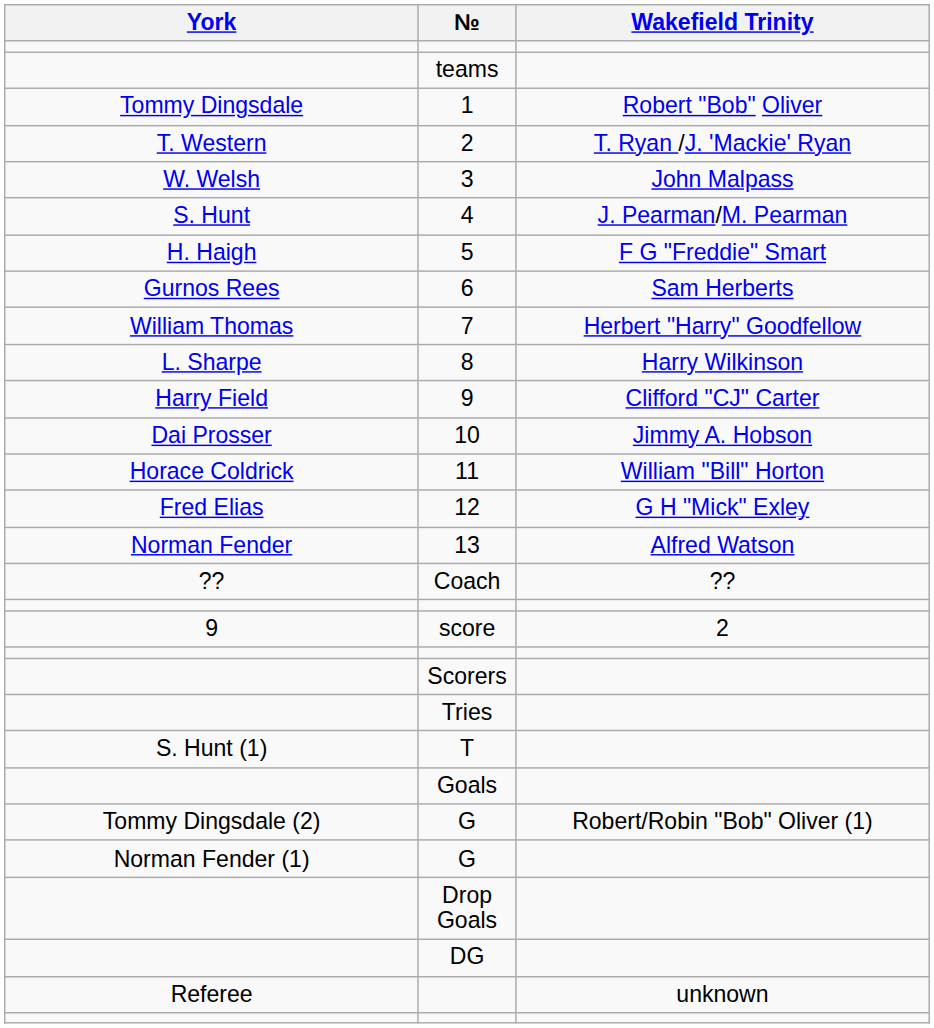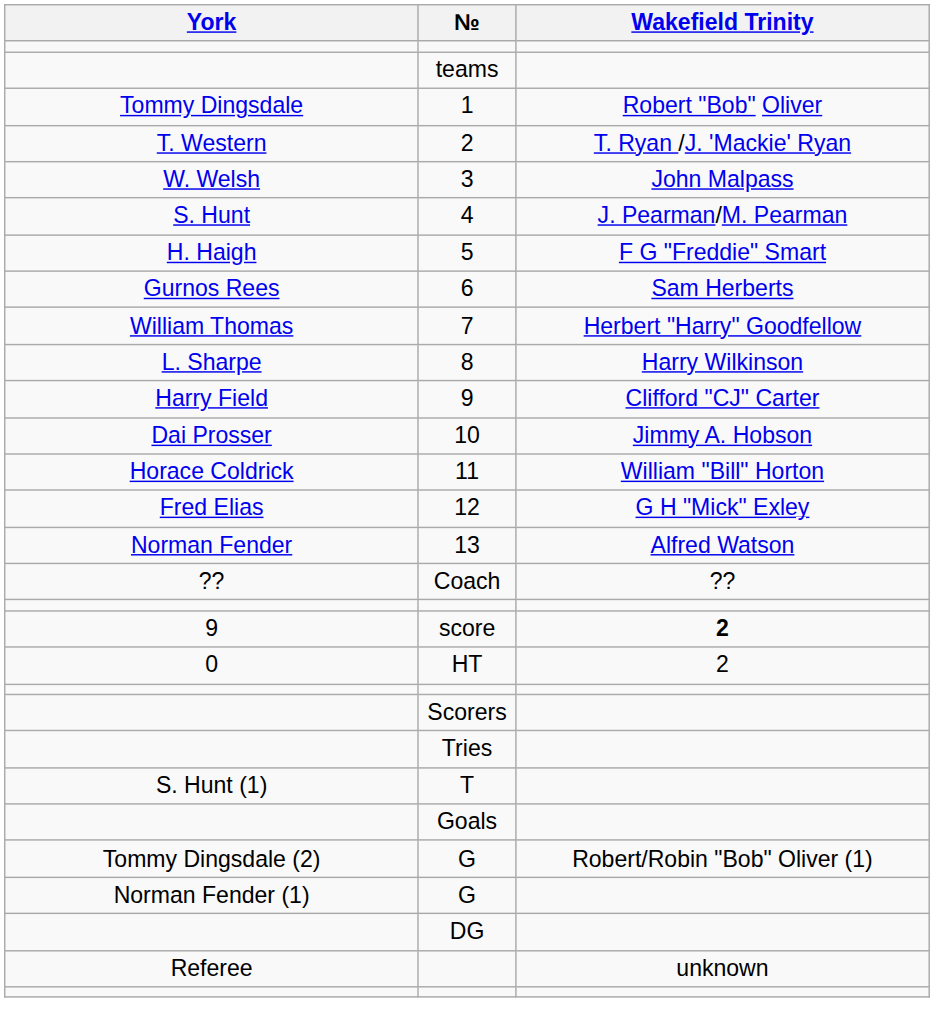(722, 628) normal -> (722, 628) bold
+ row: (212, 665)
- row: (212, 908)
